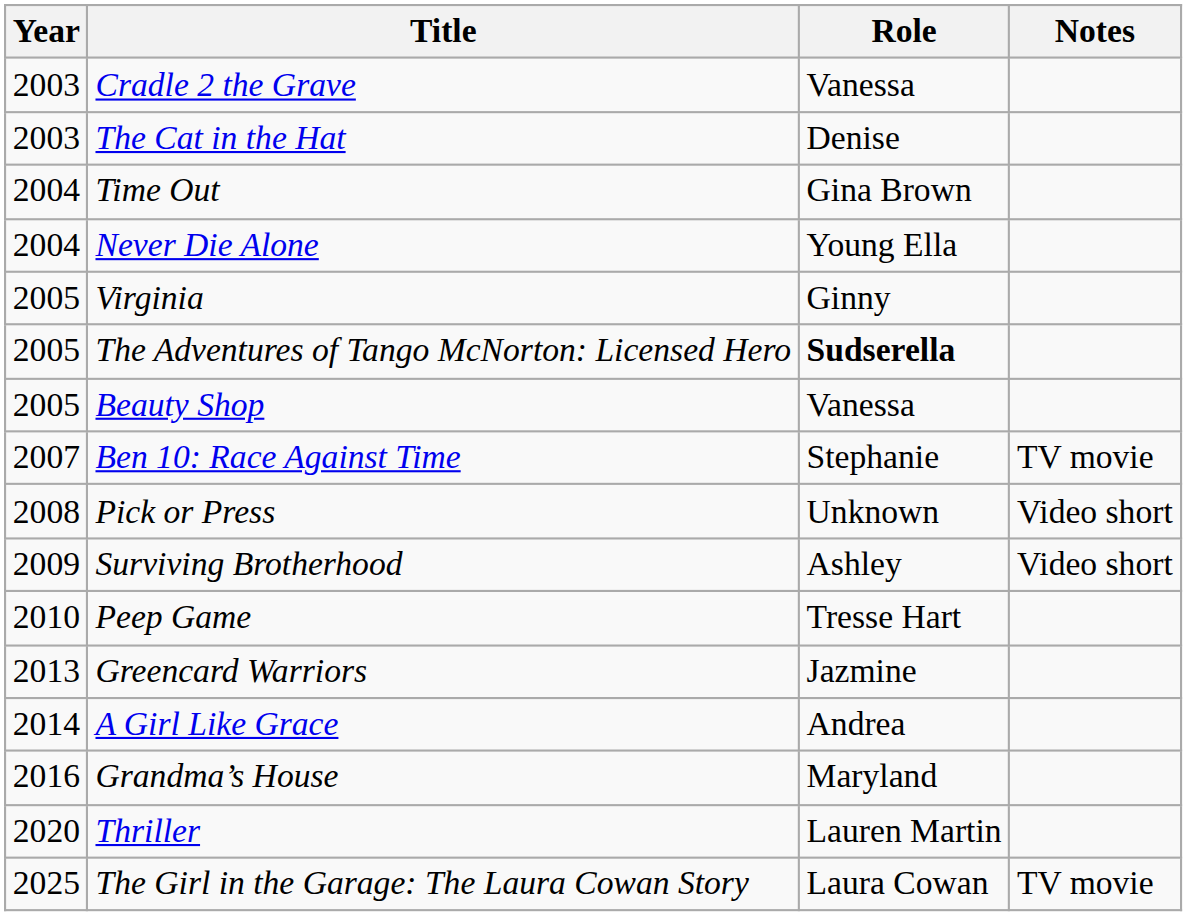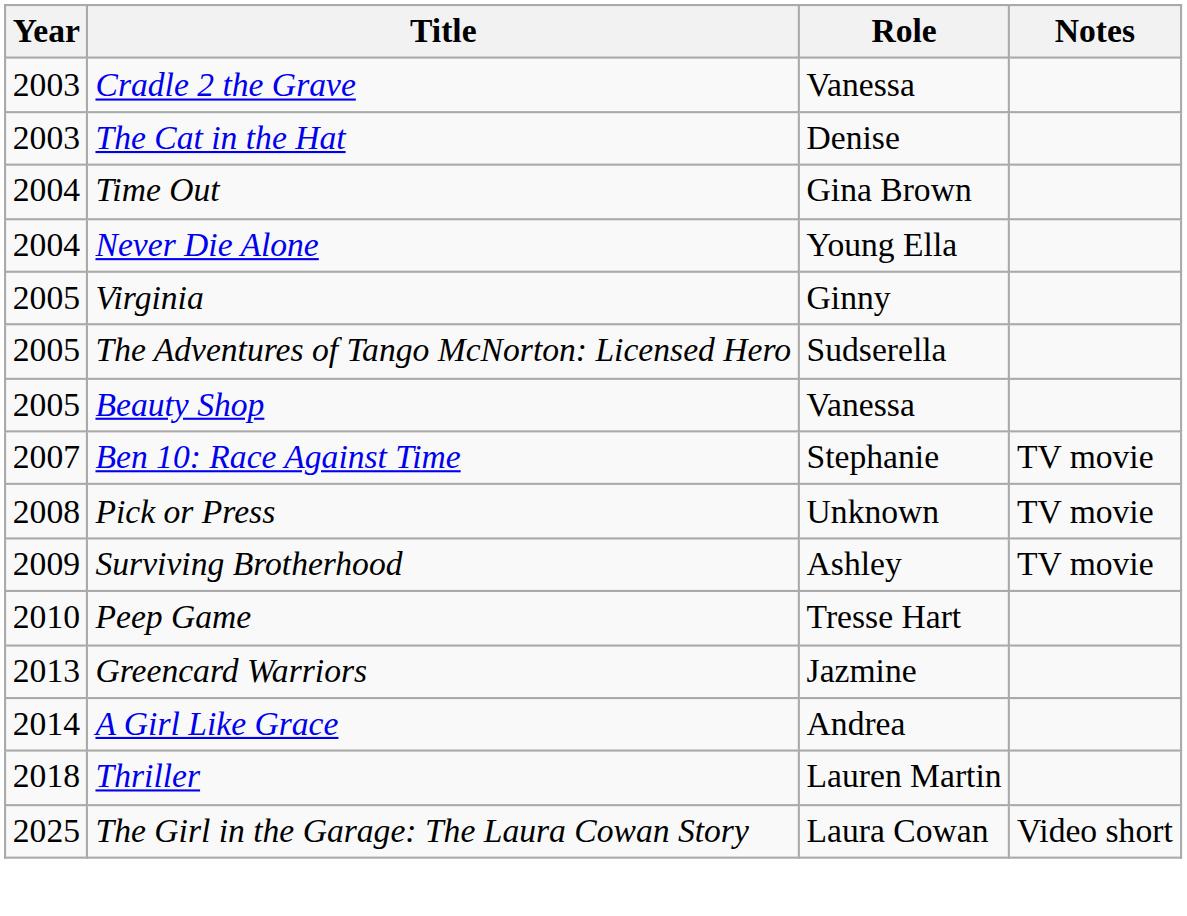(881, 350) bold -> (877, 350) normal
(1095, 510) Video short -> (1085, 510) TV movie
(1095, 564) Video short -> (1085, 564) TV movie
- row: (217, 777)
(46, 830) 2020 -> (46, 777) 2018
(1085, 883) TV movie -> (1095, 830) Video short
